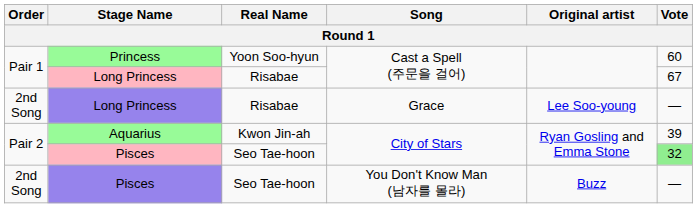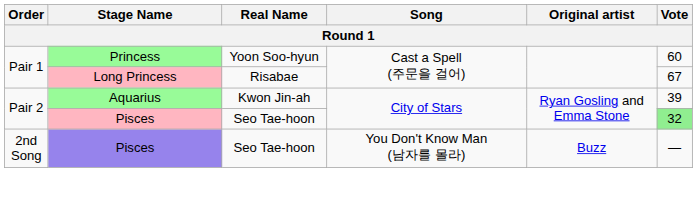- row: (135, 105)
